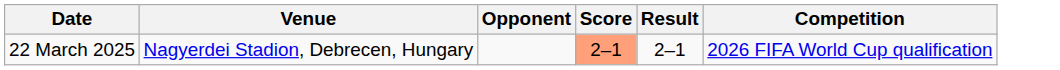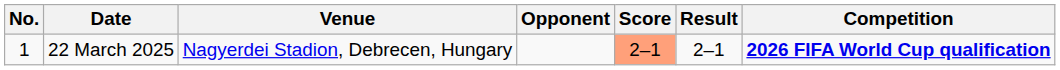+ column: (24, 19)
(850, 49) normal -> (899, 49) bold
